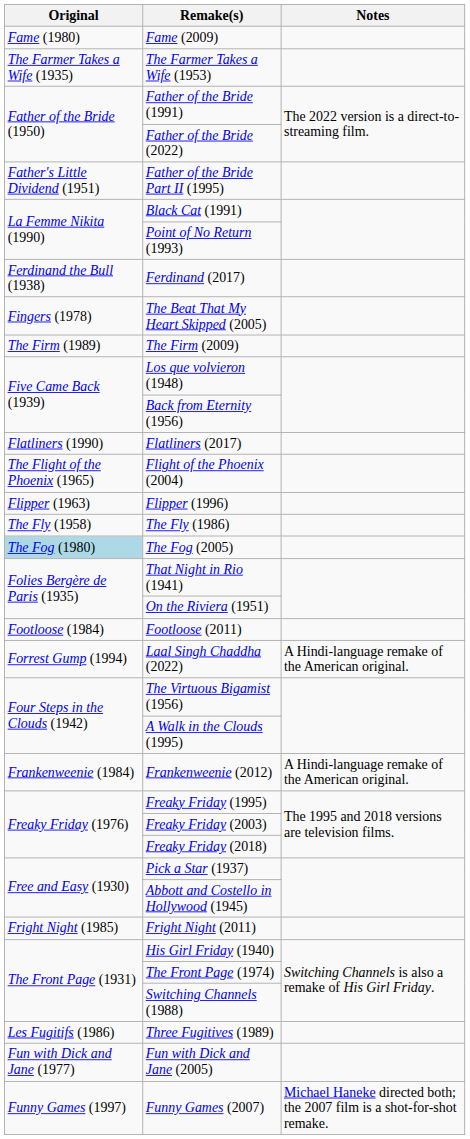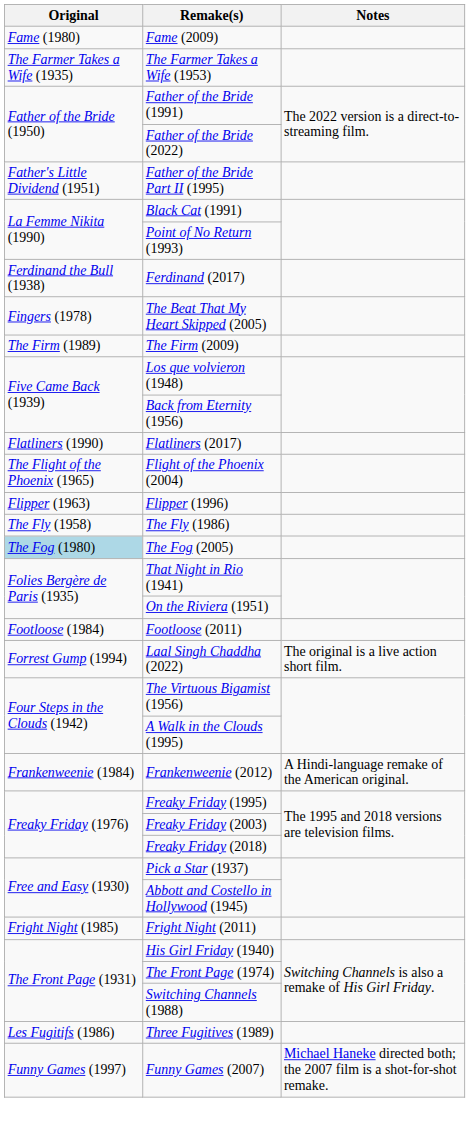(363, 659) A Hindi-language remake of the American original. -> (360, 659) The original is a live action short film.
- row: (198, 1062)
